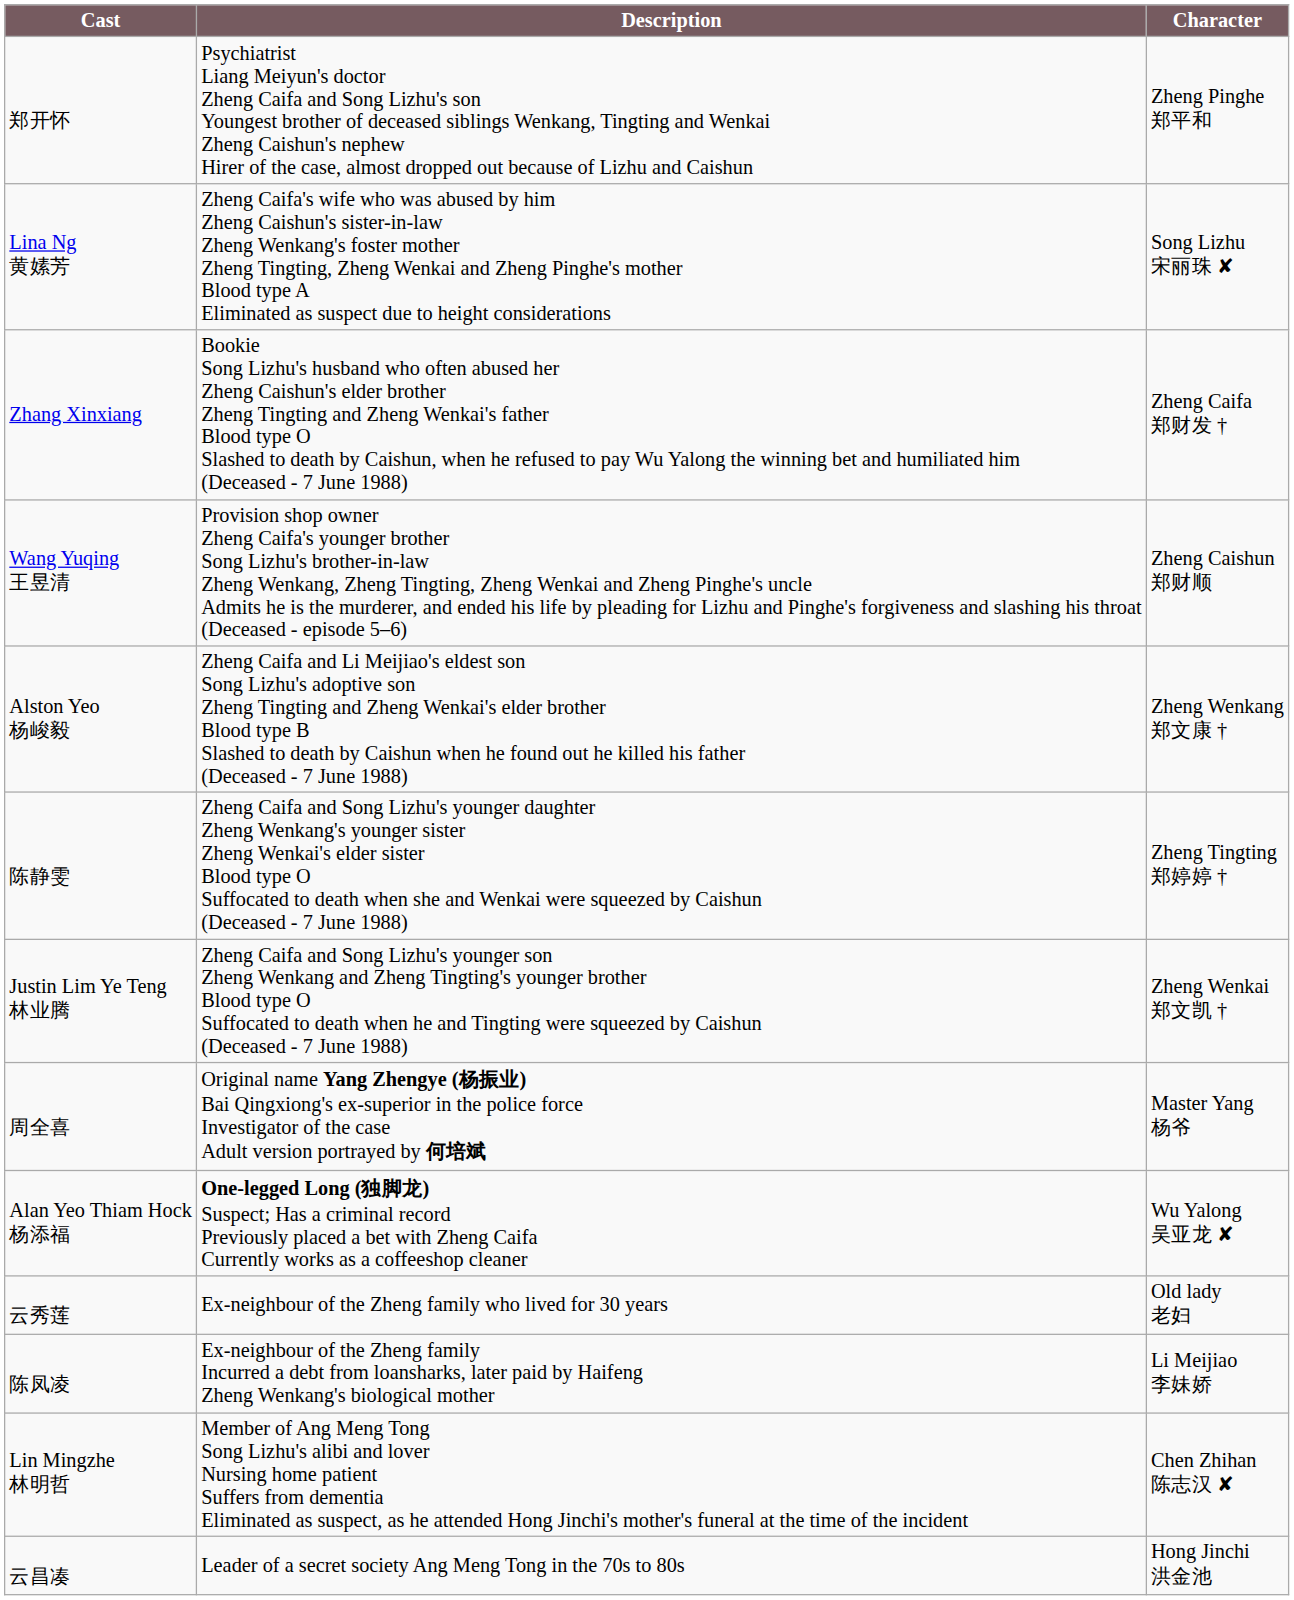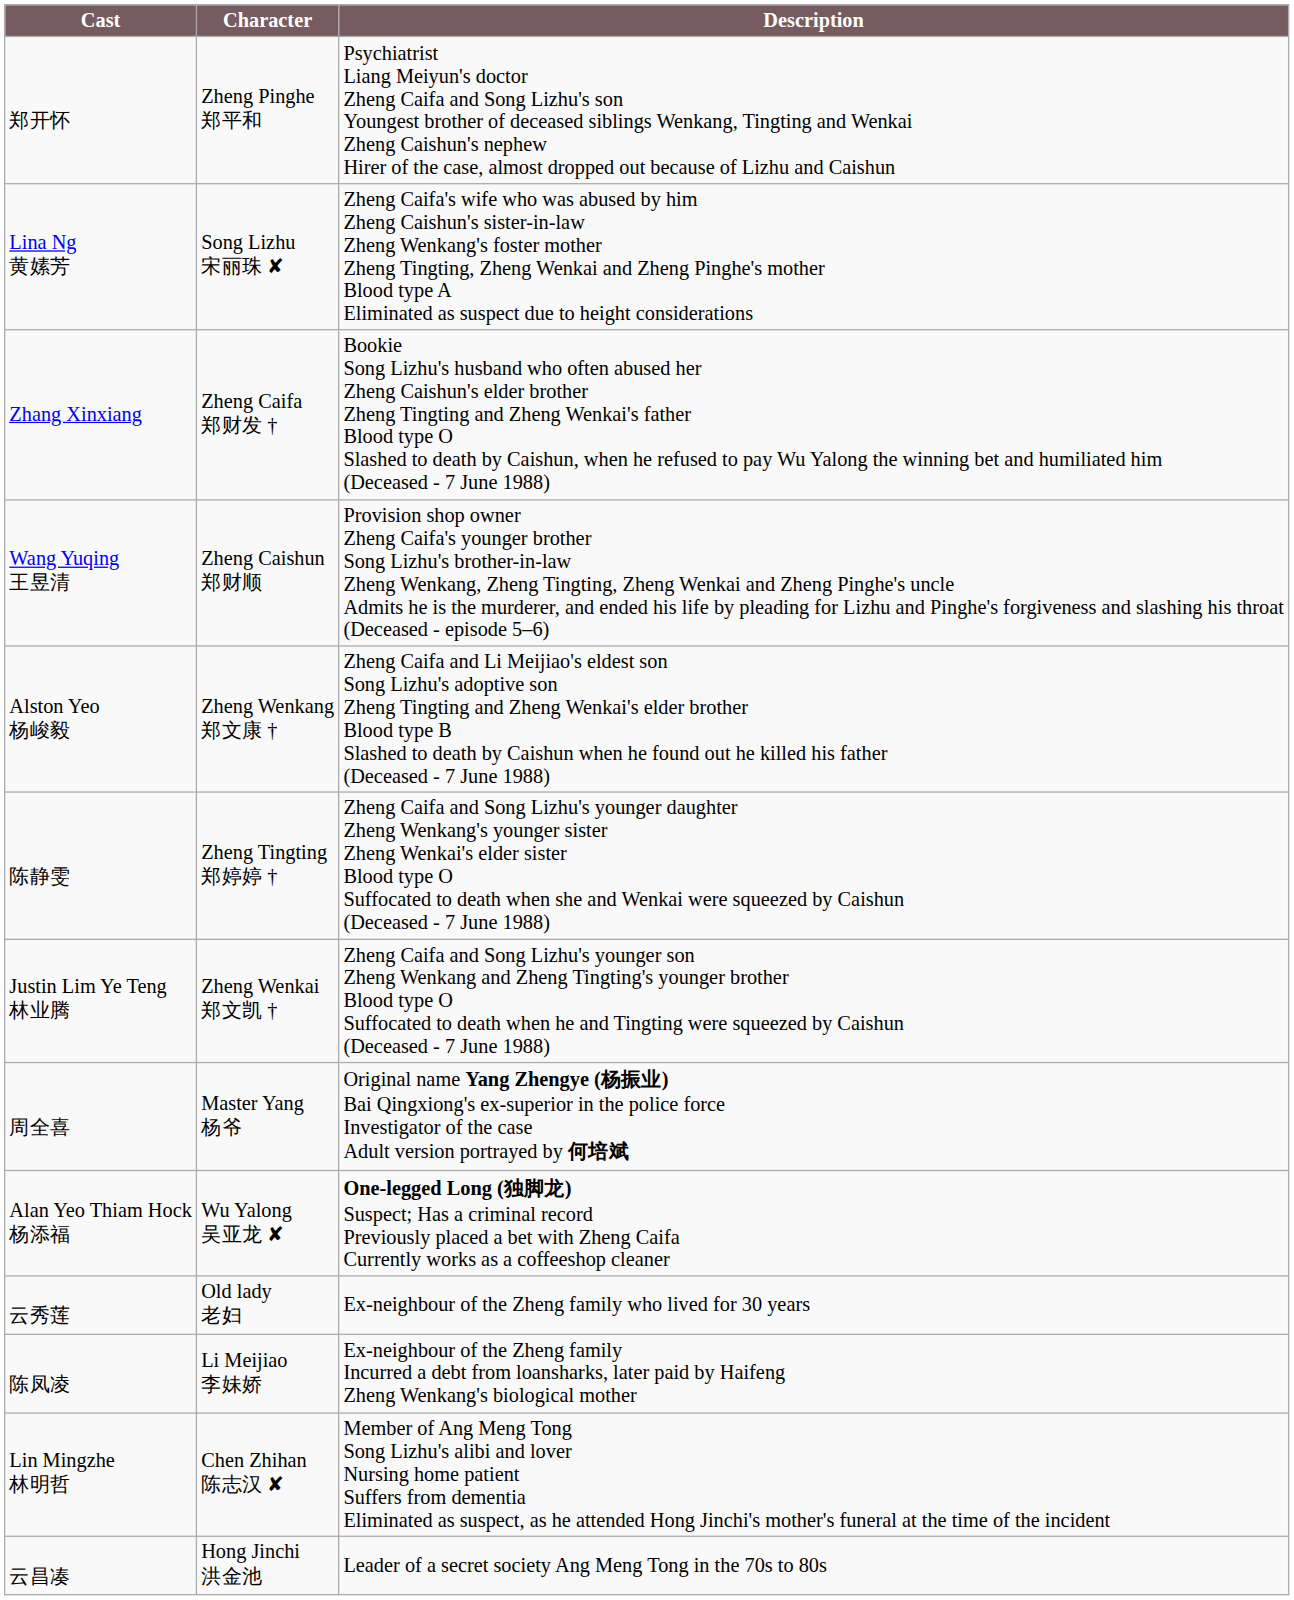columns swapped: (1217, 20) <-> (671, 20)
